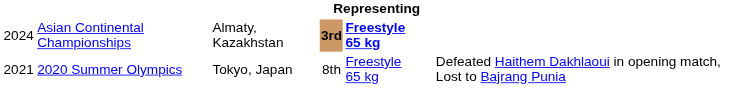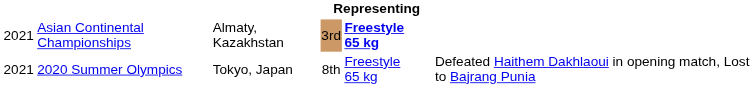(19, 35) 2024 -> (19, 35) 2021
(331, 35) bold -> (331, 35) normal
